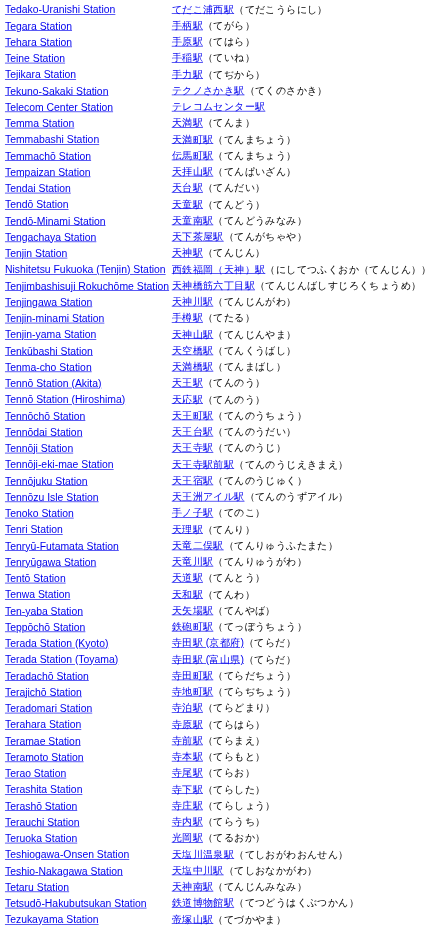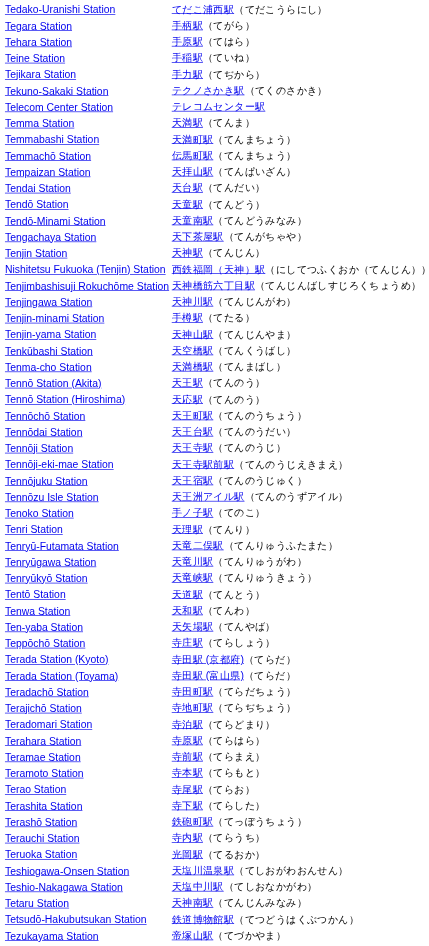+ row: (46, 578)
(239, 627) 鉄砲町駅（てっぽうちょう） -> (224, 643) 寺庄駅（てらしょう）
(224, 805) 寺庄駅（てらしょう） -> (239, 822) 鉄砲町駅（てっぽうちょう）
